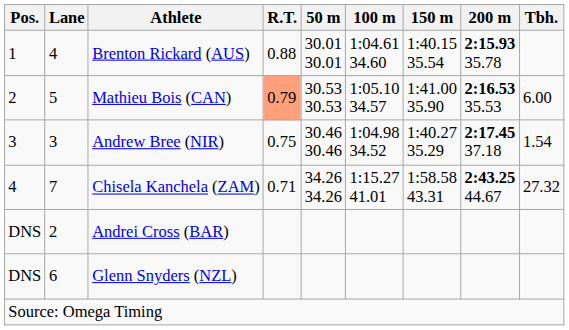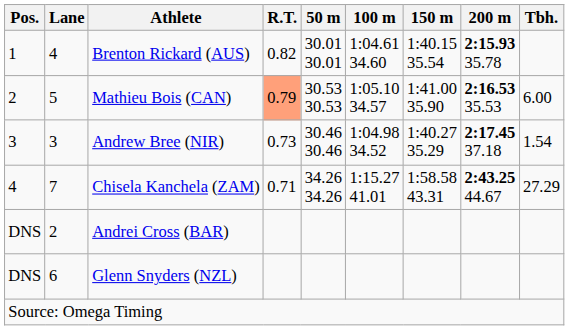(282, 52) 0.88 -> (282, 52) 0.82
(282, 142) 0.75 -> (282, 142) 0.73
(541, 187) 27.32 -> (541, 187) 27.29
